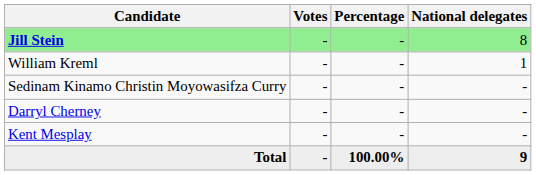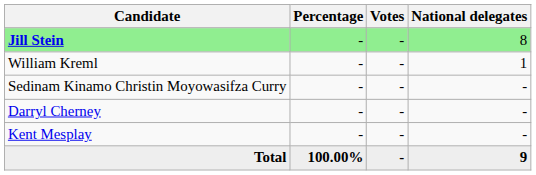columns swapped: (310, 16) <-> (369, 16)
